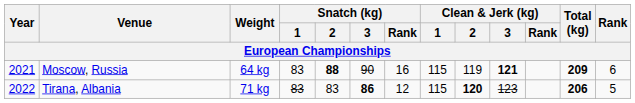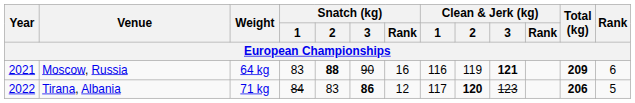(437, 70) 115 -> (437, 70) 116
(297, 88) 83 -> (297, 88) 84
(437, 88) 115 -> (437, 88) 117
